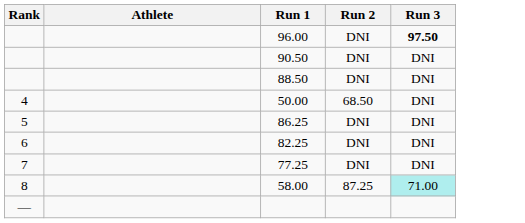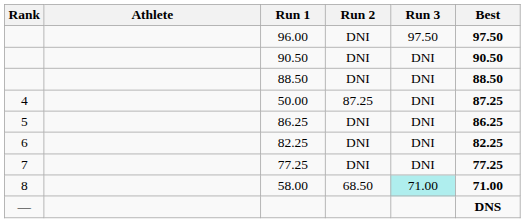+ column: (488, 15)
(423, 36) bold -> (423, 36) normal
(358, 100) 68.50 -> (358, 100) 87.25
(358, 185) 87.25 -> (358, 185) 68.50
